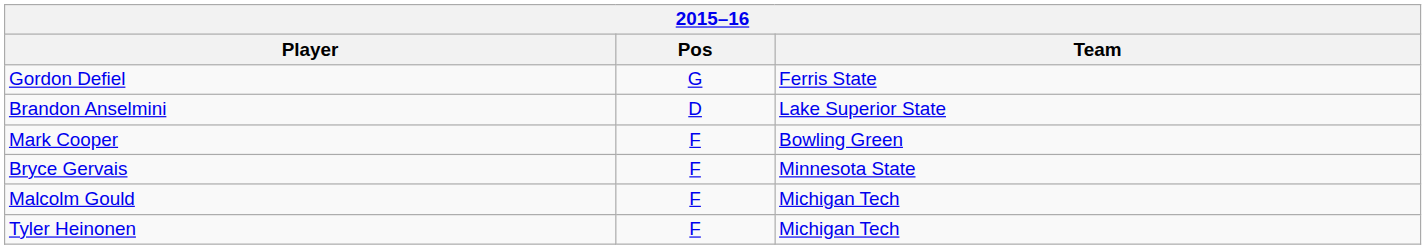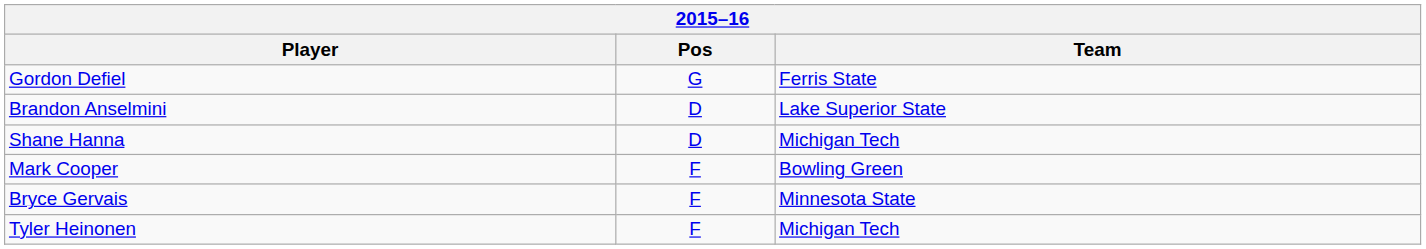+ row: (67, 139)
- row: (72, 199)
